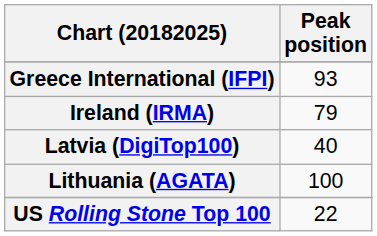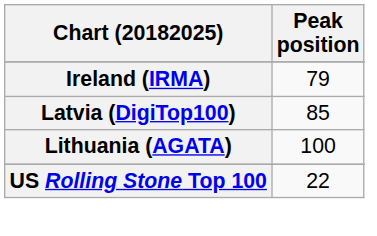- row: (142, 79)
(326, 146) 40 -> (318, 112) 85
